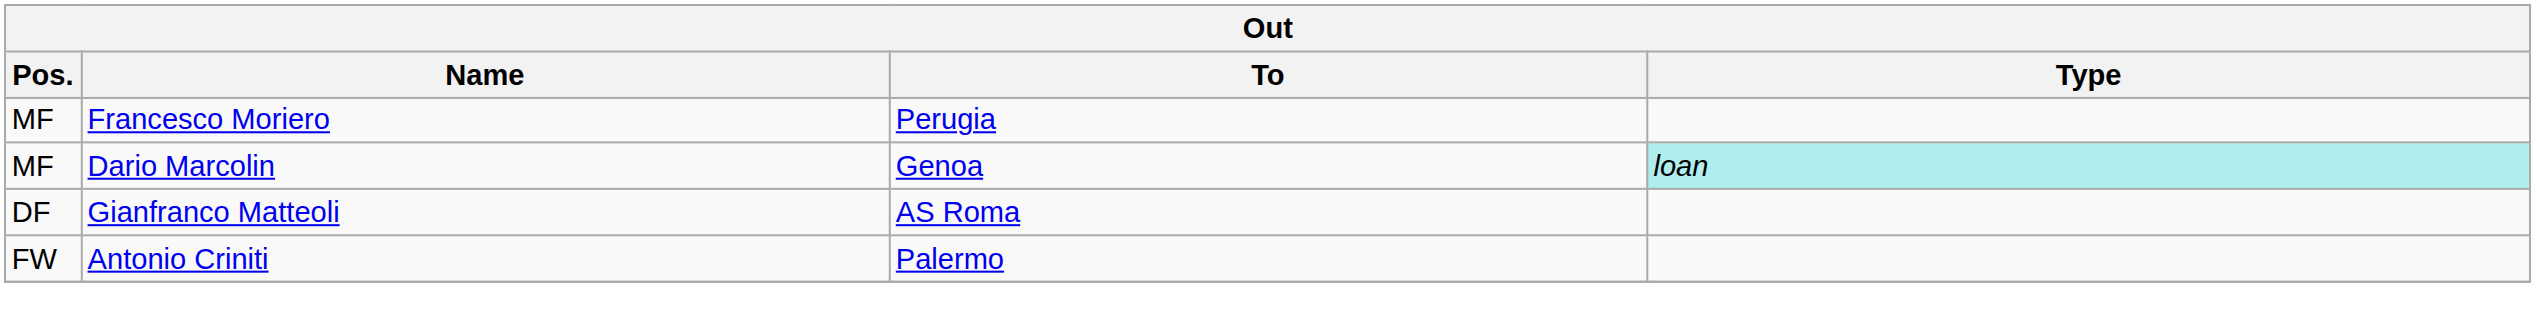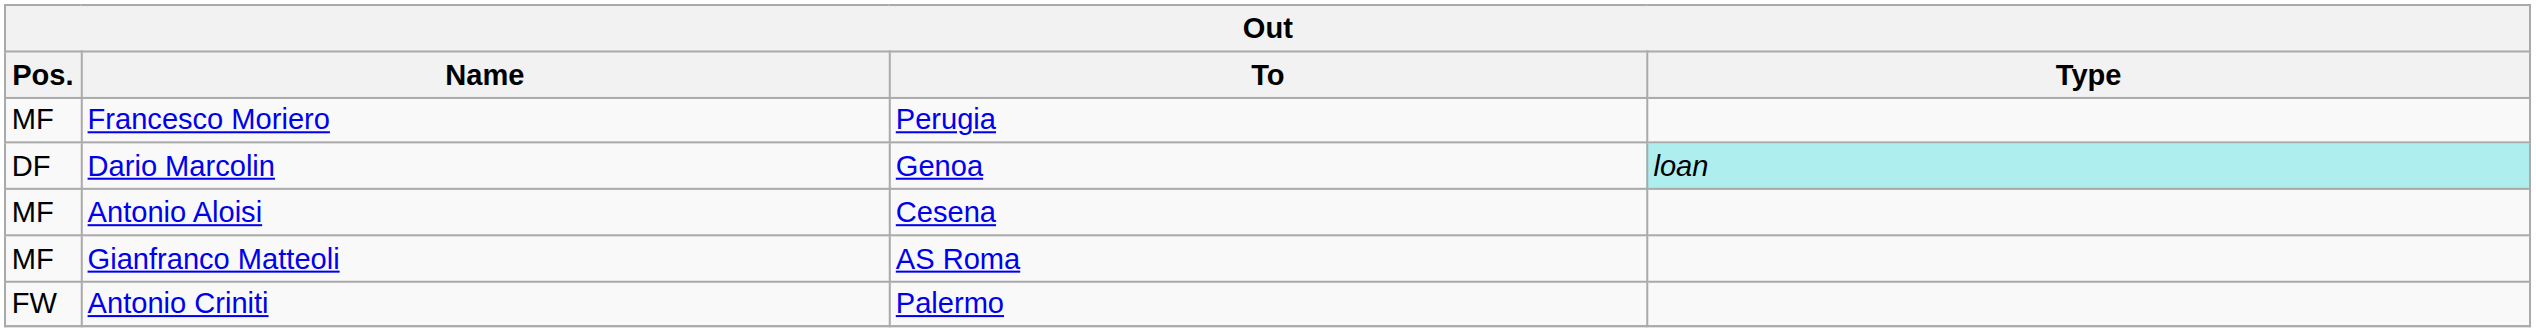(33, 166) MF -> (31, 166) DF
+ row: (175, 212)
(31, 212) DF -> (33, 258) MF
